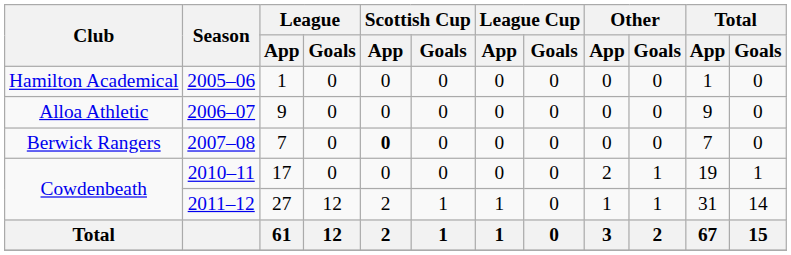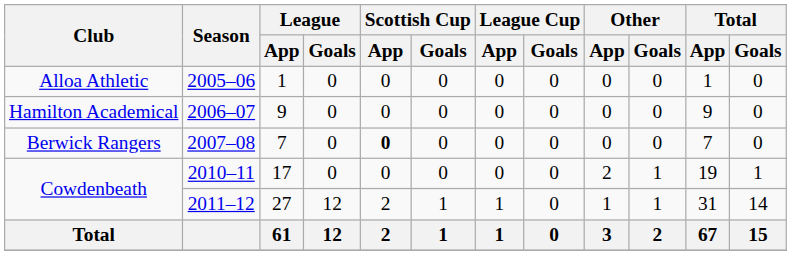(94, 81) Hamilton Academical -> (94, 81) Alloa Athletic
(94, 111) Alloa Athletic -> (94, 111) Hamilton Academical
